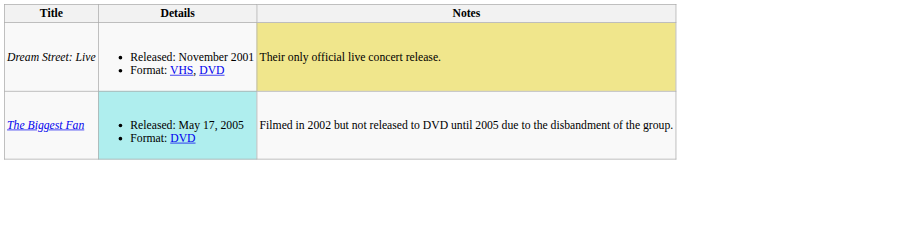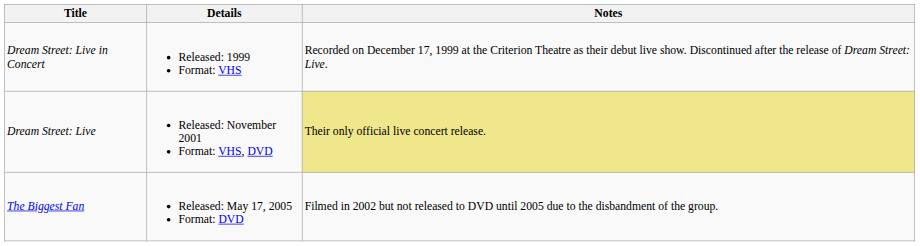+ row: (57, 57)
(178, 132) paleturquoise background -> (224, 213) no background
